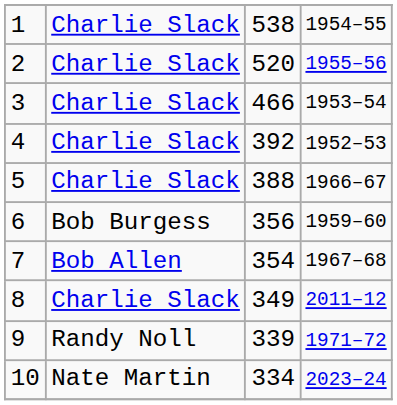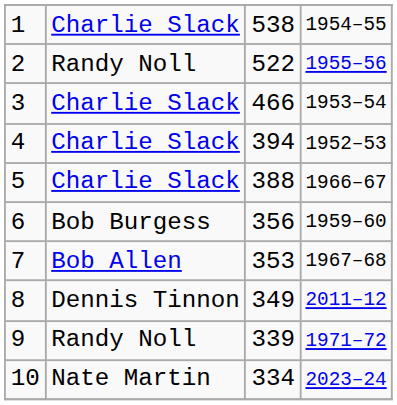(146, 64) Charlie Slack -> (124, 64) Randy Noll
(273, 64) 520 -> (273, 64) 522
(273, 143) 392 -> (273, 143) 394
(273, 261) 354 -> (273, 261) 353
(146, 300) Charlie Slack -> (146, 300) Dennis Tinnon
